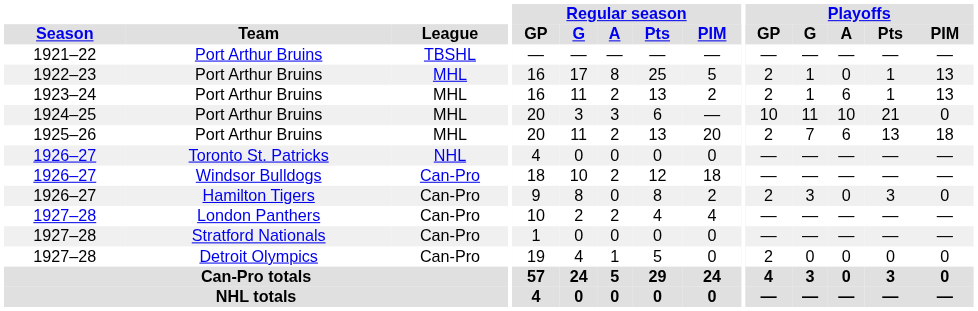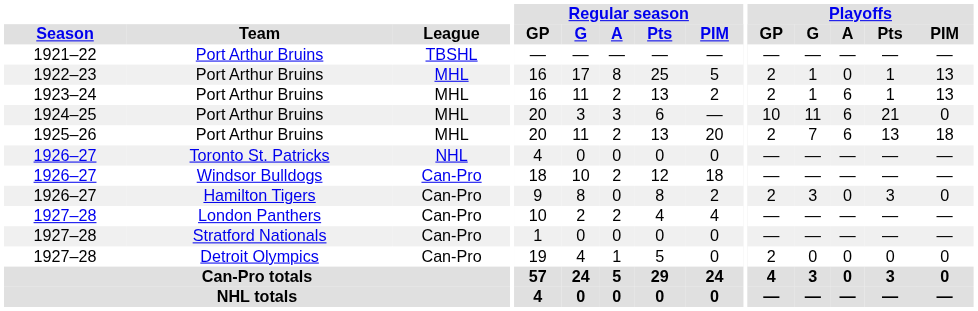(846, 115) 10 -> (848, 115) 6
